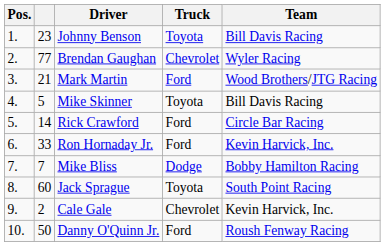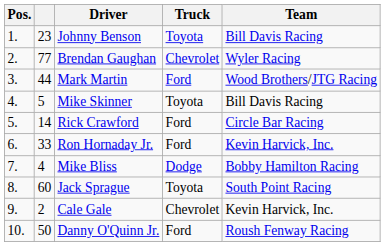(44, 79) 21 -> (44, 79) 44
(41, 166) 7 -> (41, 166) 4
